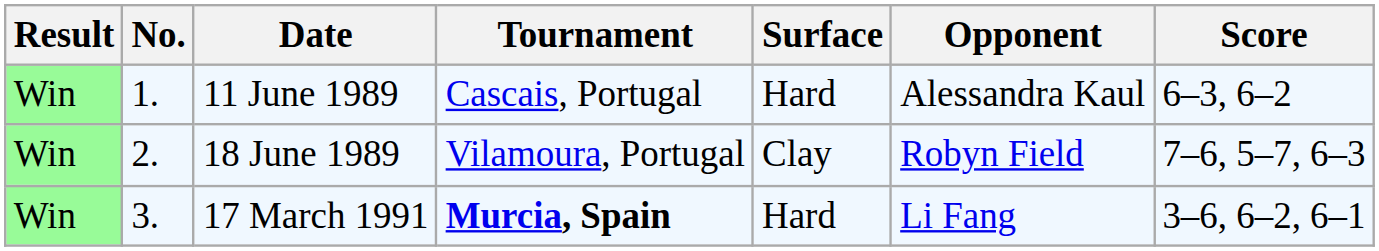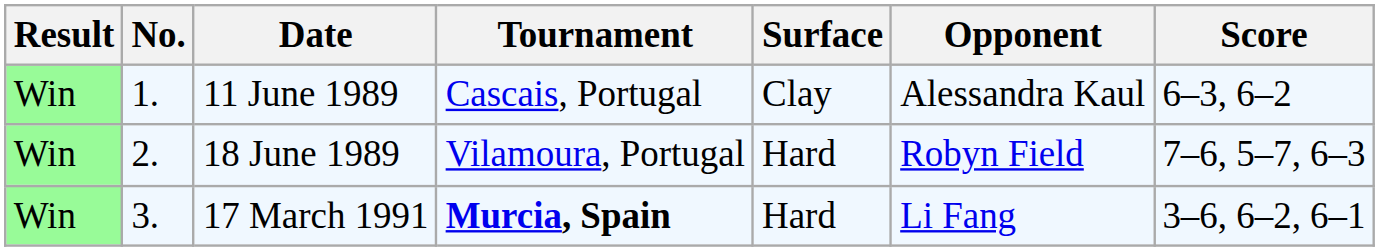(799, 93) Hard -> (797, 93) Clay
(797, 153) Clay -> (799, 153) Hard
